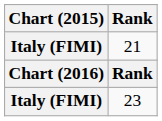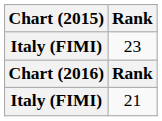rows swapped: (132, 45) <-> (132, 101)
